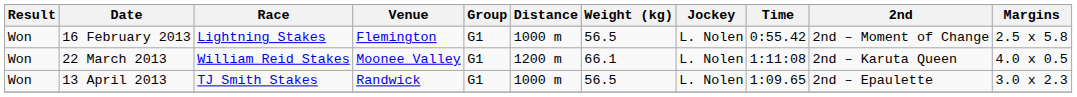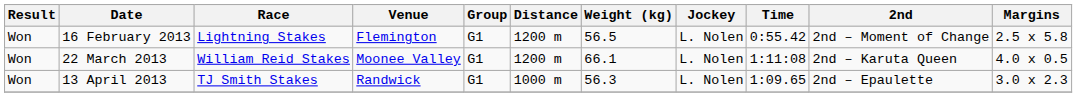(538, 37) 1000 m -> (538, 37) 1200 m
(600, 81) 56.5 -> (600, 81) 56.3
